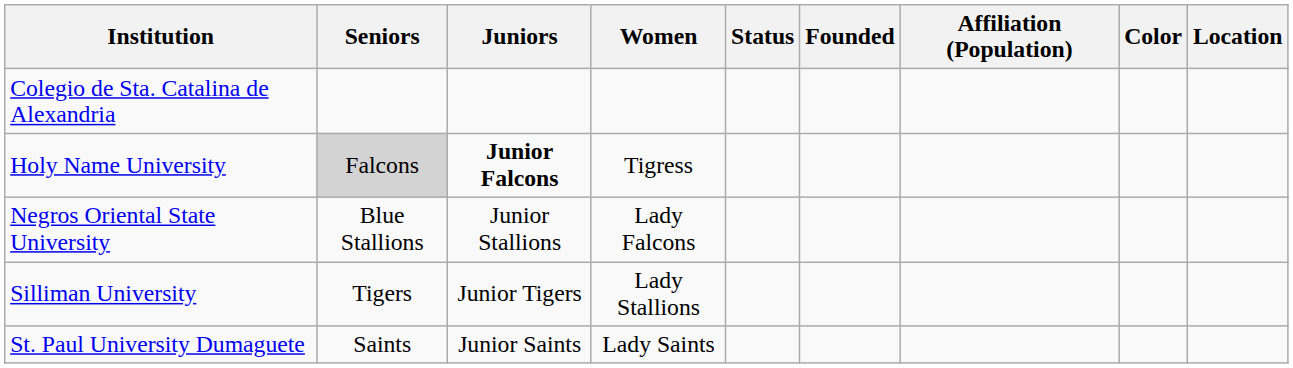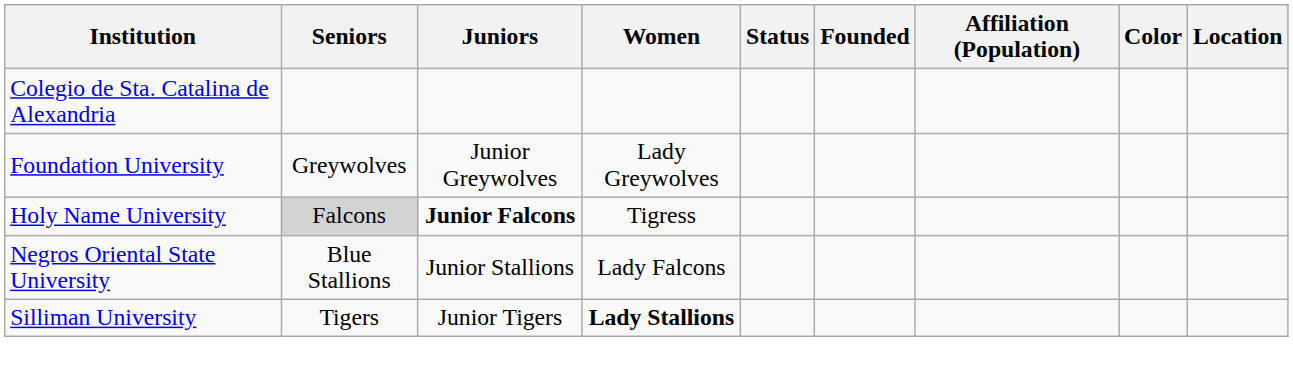+ row: (117, 164)
(659, 293) normal -> (661, 317) bold
- row: (158, 344)
